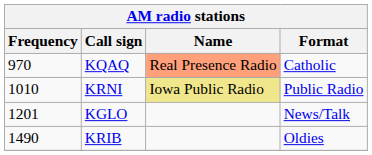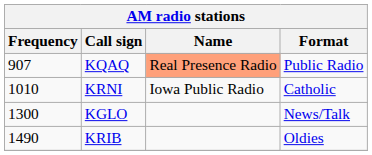(20, 65) 970 -> (20, 65) 907
(310, 65) Catholic -> (324, 65) Public Radio
(207, 89) khaki background -> (207, 89) no background
(324, 89) Public Radio -> (310, 89) Catholic
(23, 114) 1201 -> (23, 114) 1300
